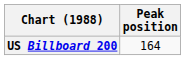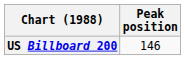(150, 46) 164 -> (150, 46) 146
